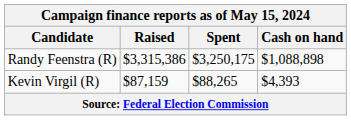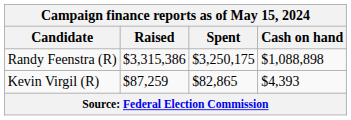(146, 81) $87,159 -> (146, 81) $87,259
(215, 81) $88,265 -> (215, 81) $82,865
